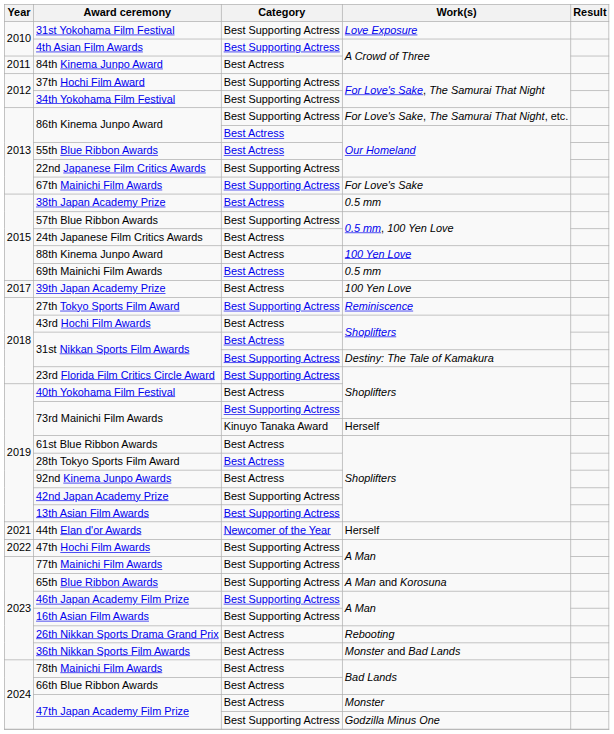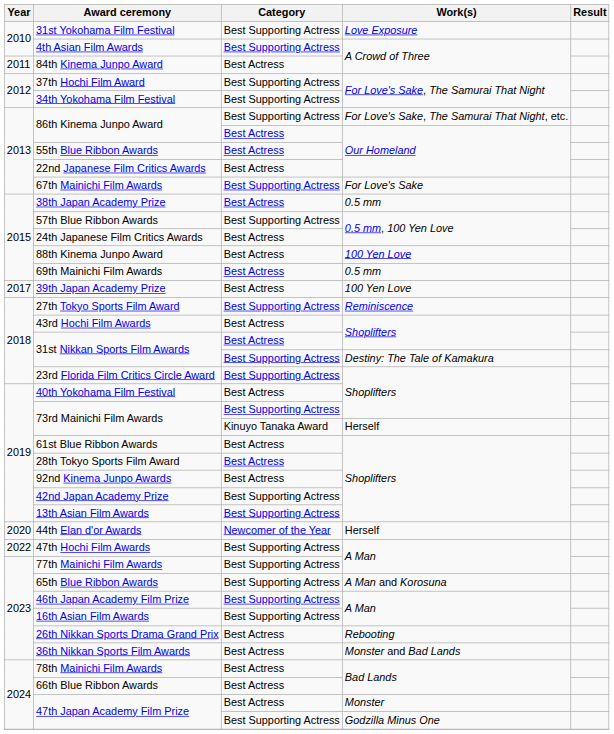(282, 168) Best Supporting Actress -> (254, 168) Best Actress
(19, 530) 2021 -> (19, 530) 2020
